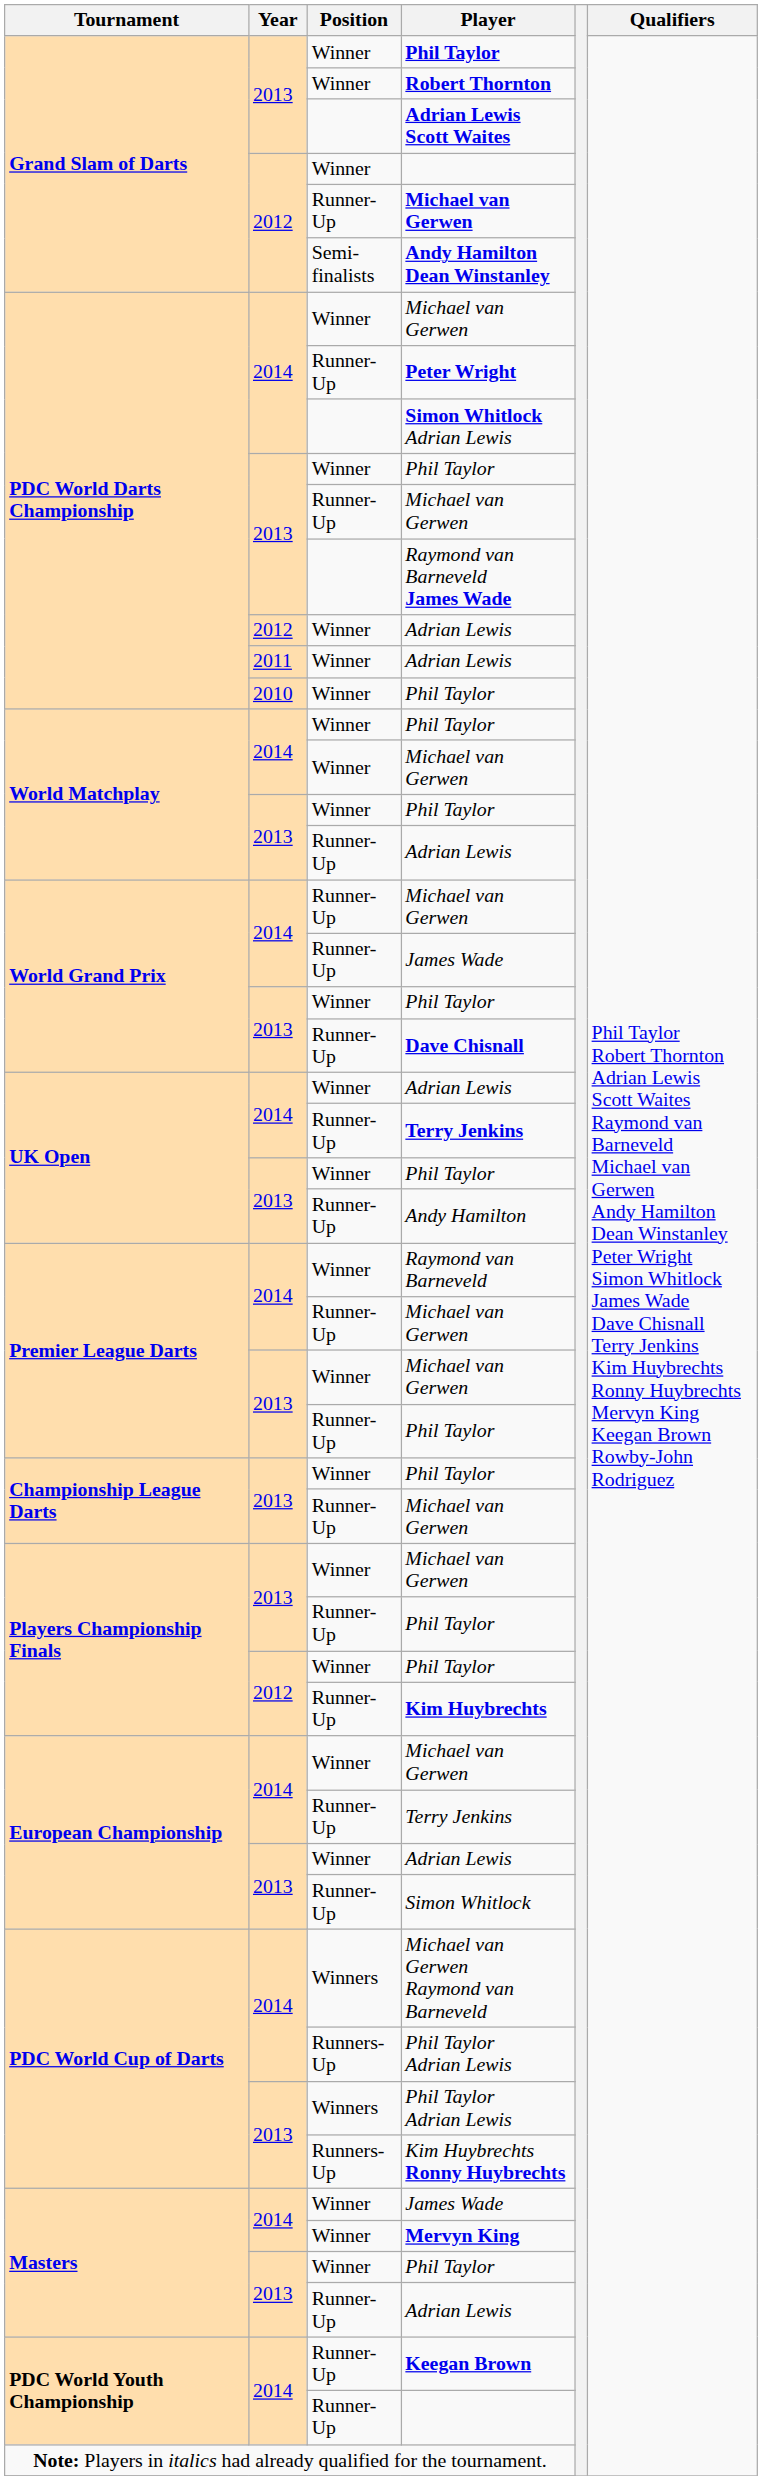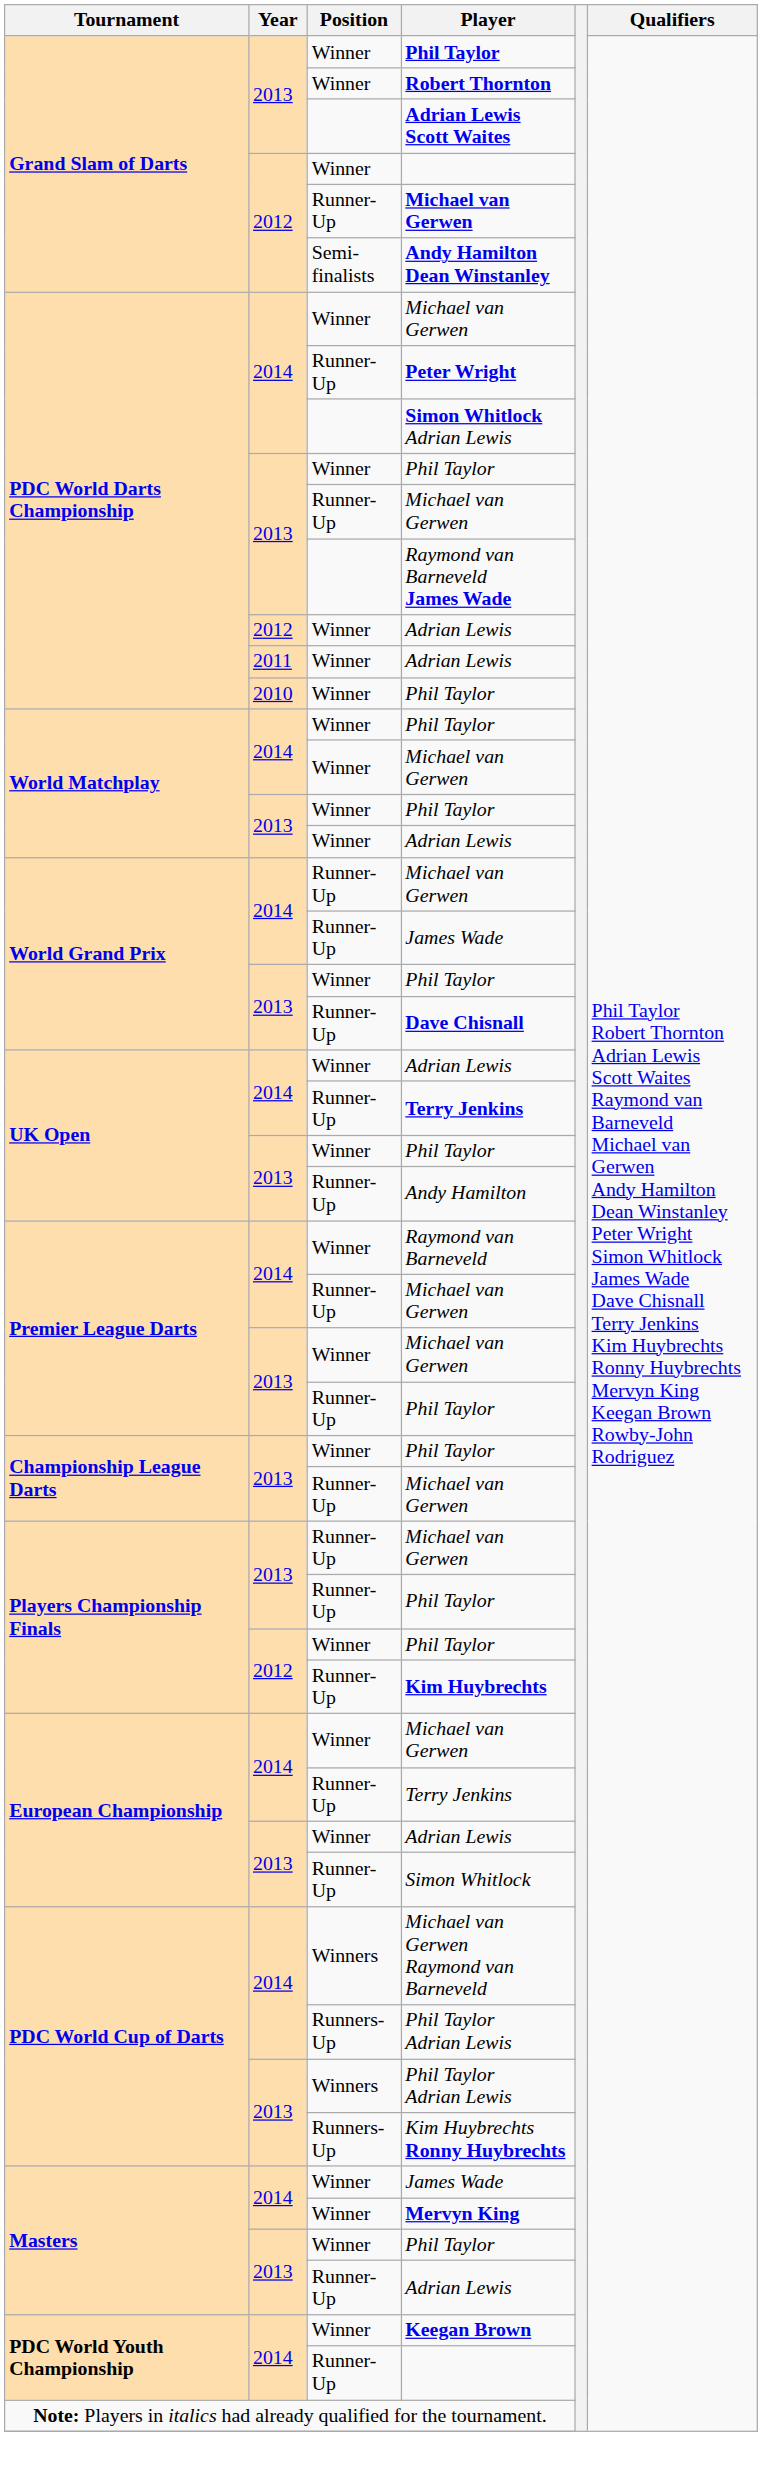(344, 852) Runner-Up -> (341, 841) Winner
(341, 1569) Winner -> (344, 1547) Runner-Up
(344, 2363) Runner-Up -> (341, 2330) Winner
